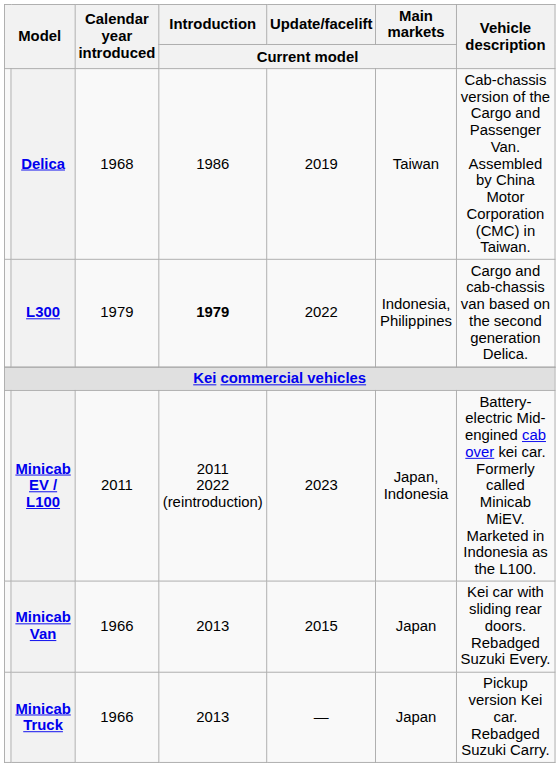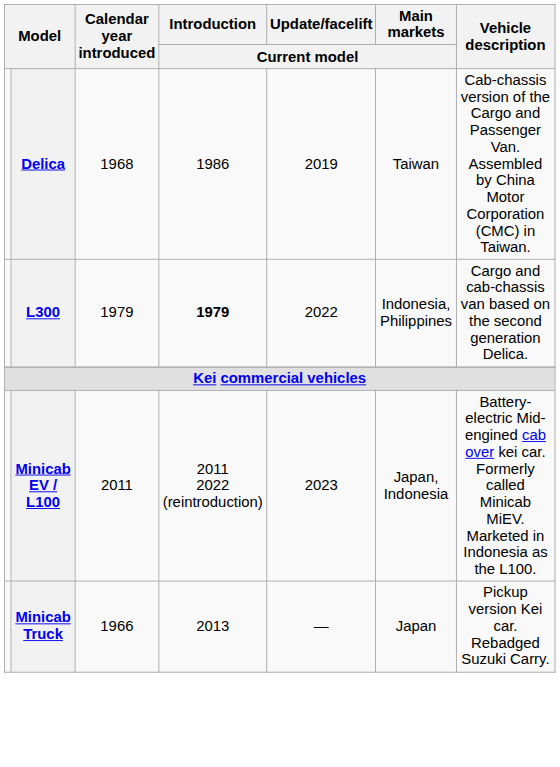- row: (43, 626)
